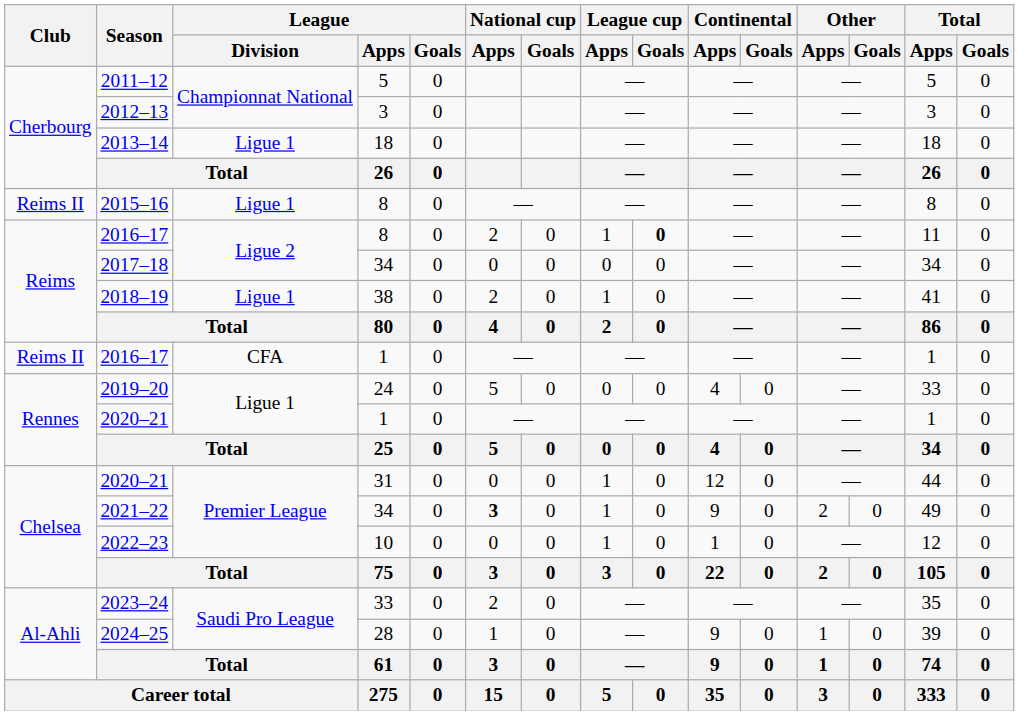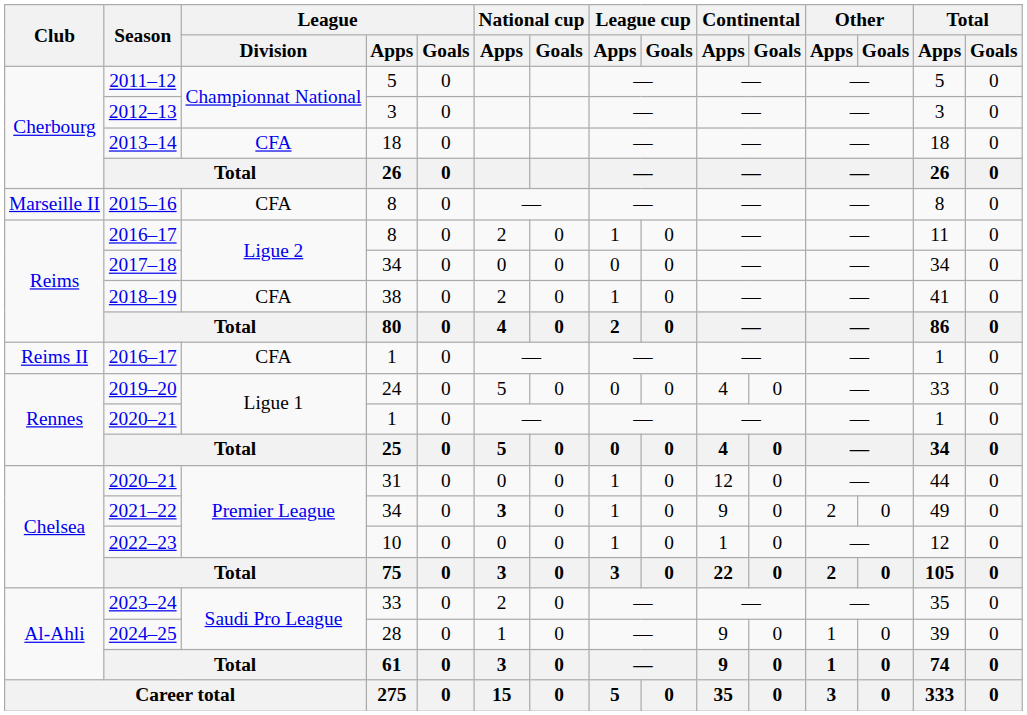(265, 142) Ligue 1 -> (273, 142) CFA
(50, 204) Reims II -> (54, 204) Marseille II
(265, 204) Ligue 1 -> (273, 204) CFA
(661, 234) bold -> (669, 234) normal
(265, 296) Ligue 1 -> (273, 296) CFA
